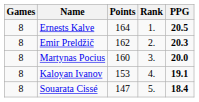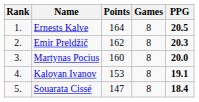columns swapped: (152, 12) <-> (21, 12)
